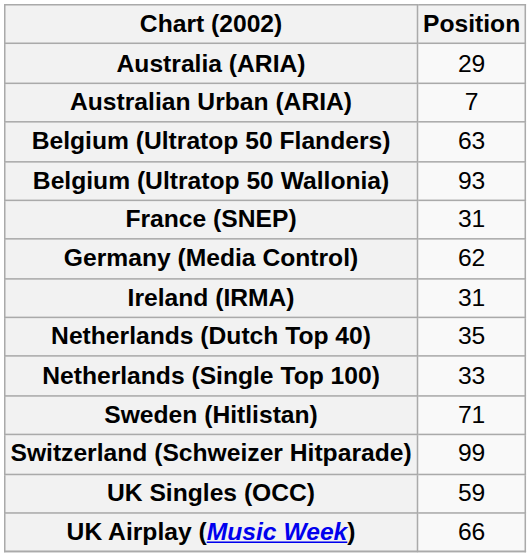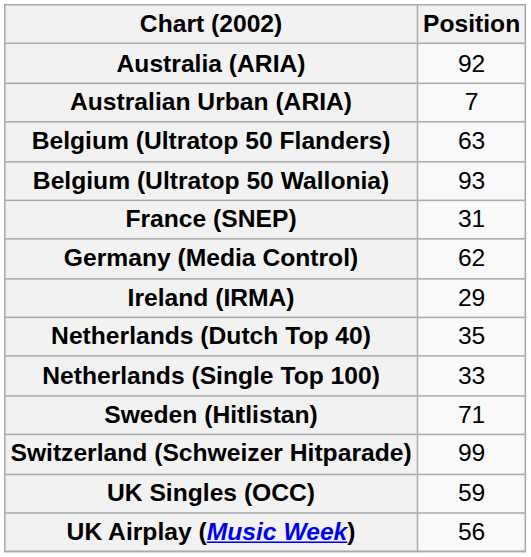(472, 63) 29 -> (472, 63) 92
(472, 297) 31 -> (472, 297) 29
(472, 532) 66 -> (472, 532) 56
